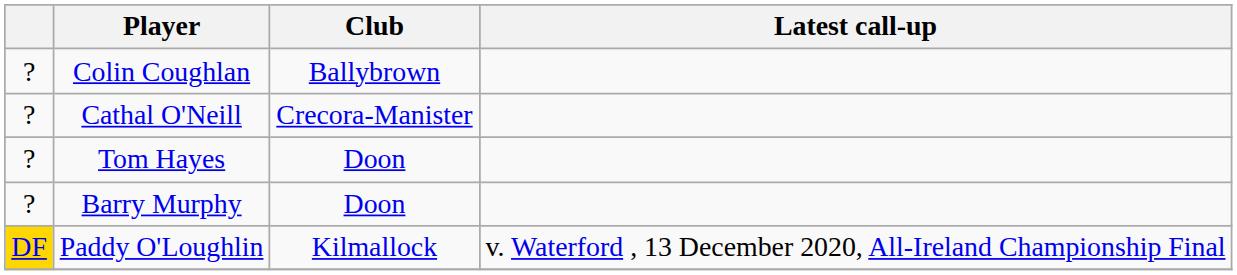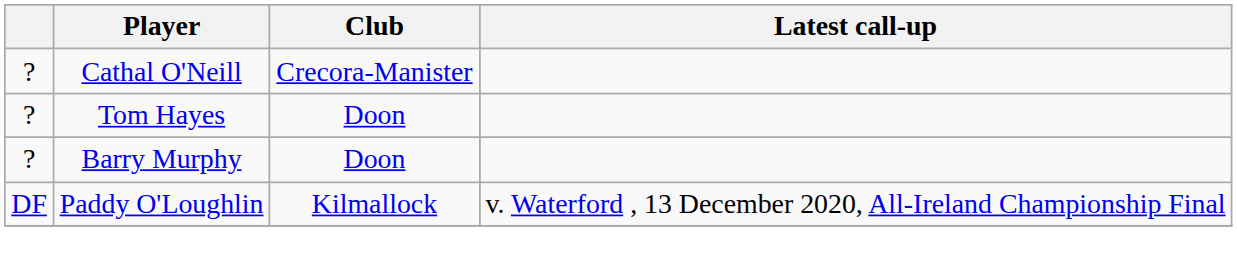- row: (162, 70)
(29, 247) gold background -> (29, 203) no background
